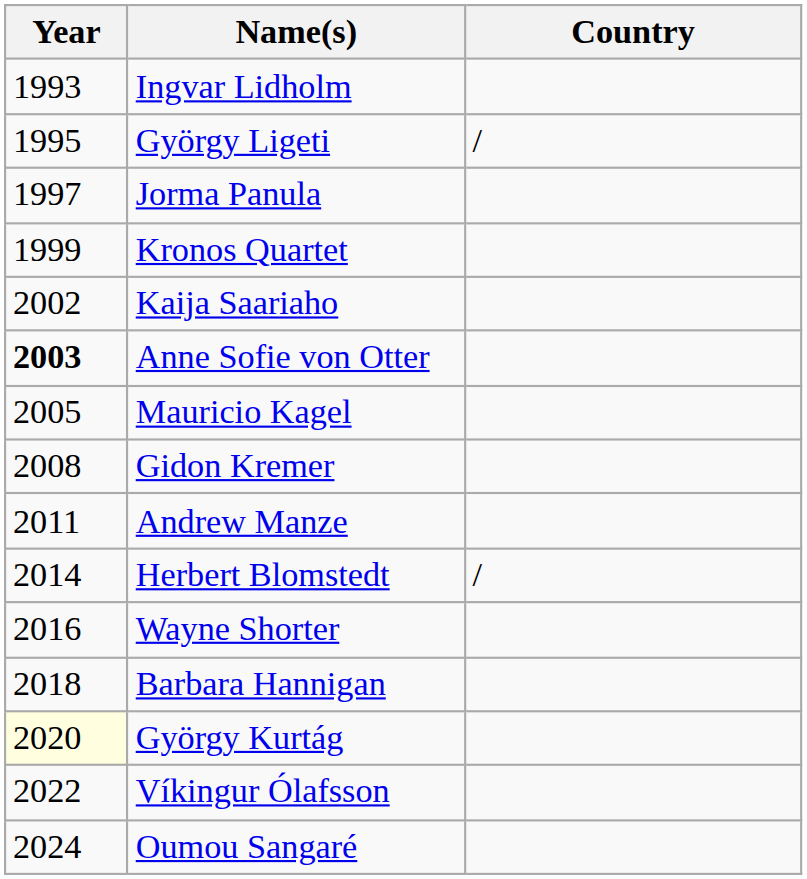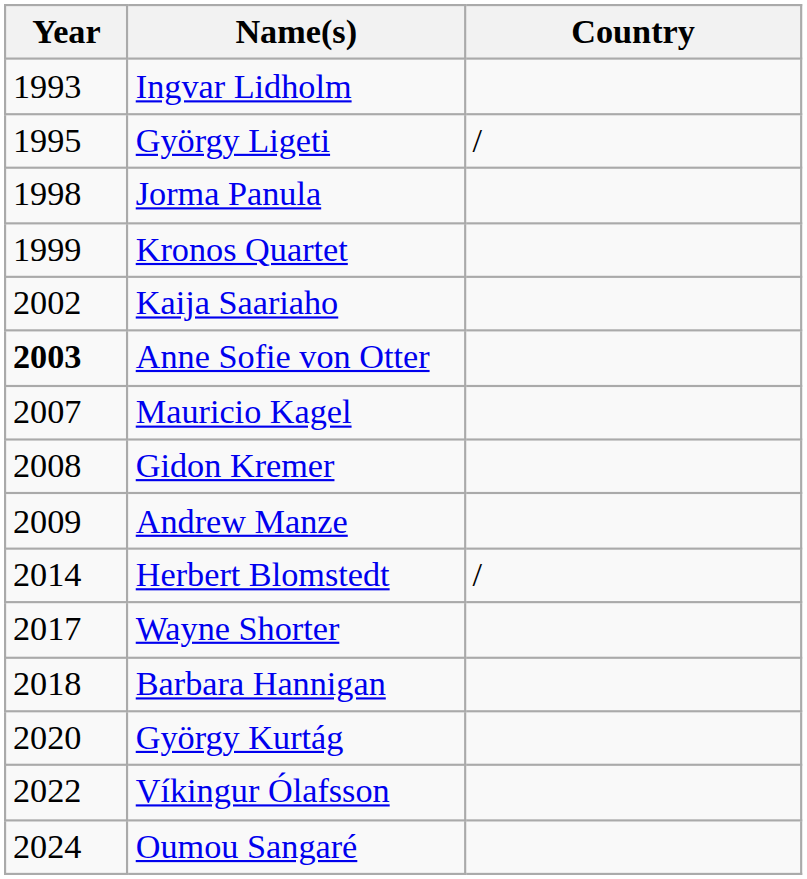(47, 194) 1997 -> (47, 194) 1998
(47, 411) 2005 -> (47, 411) 2007
(47, 520) 2011 -> (47, 520) 2009
(47, 628) 2016 -> (47, 628) 2017
(47, 737) lightyellow background -> (47, 737) no background
